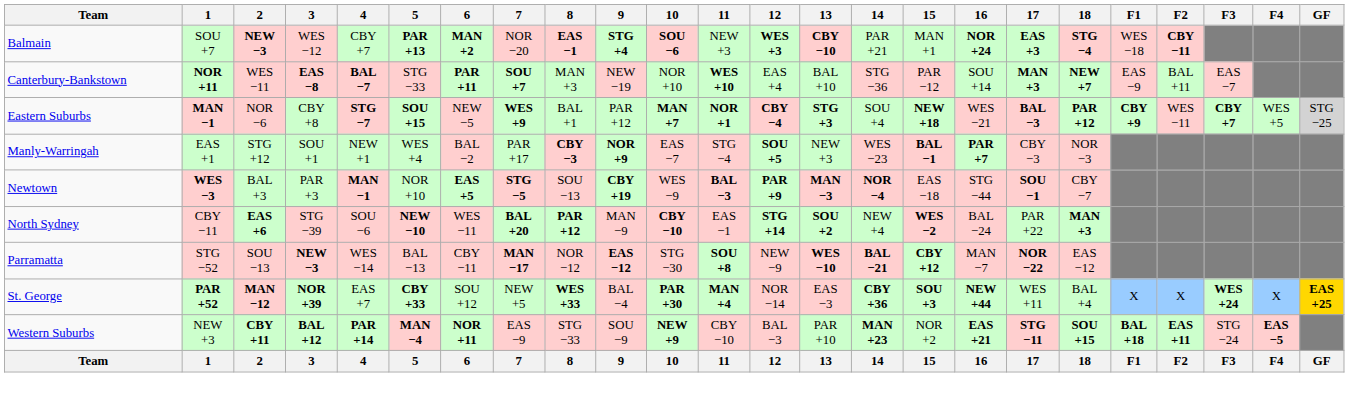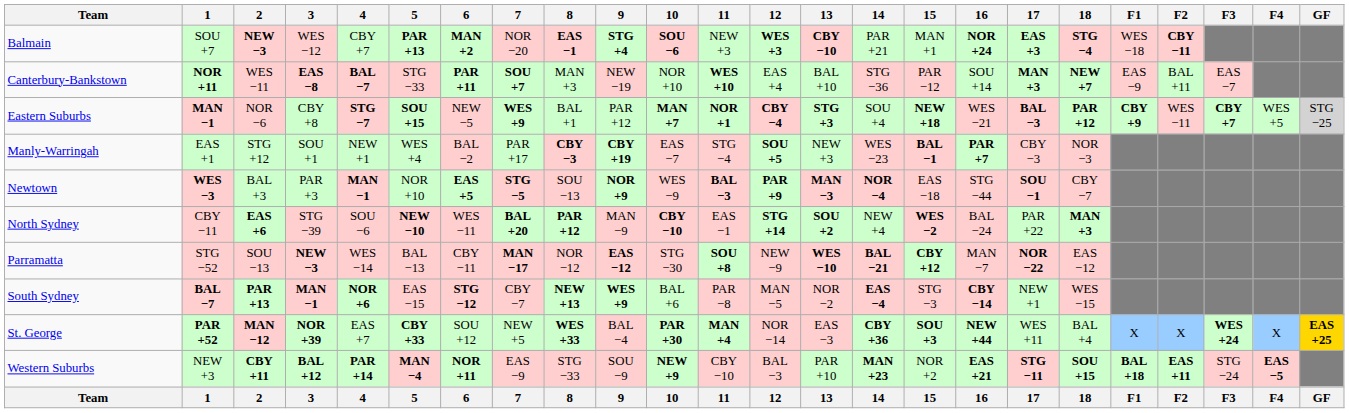(621, 151) NOR +9 -> (621, 151) CBY +19
(621, 187) CBY +19 -> (621, 187) NOR +9
+ row: (43, 296)
